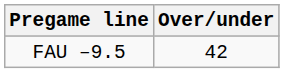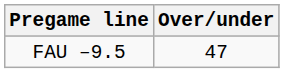(216, 52) 42 -> (216, 52) 47
